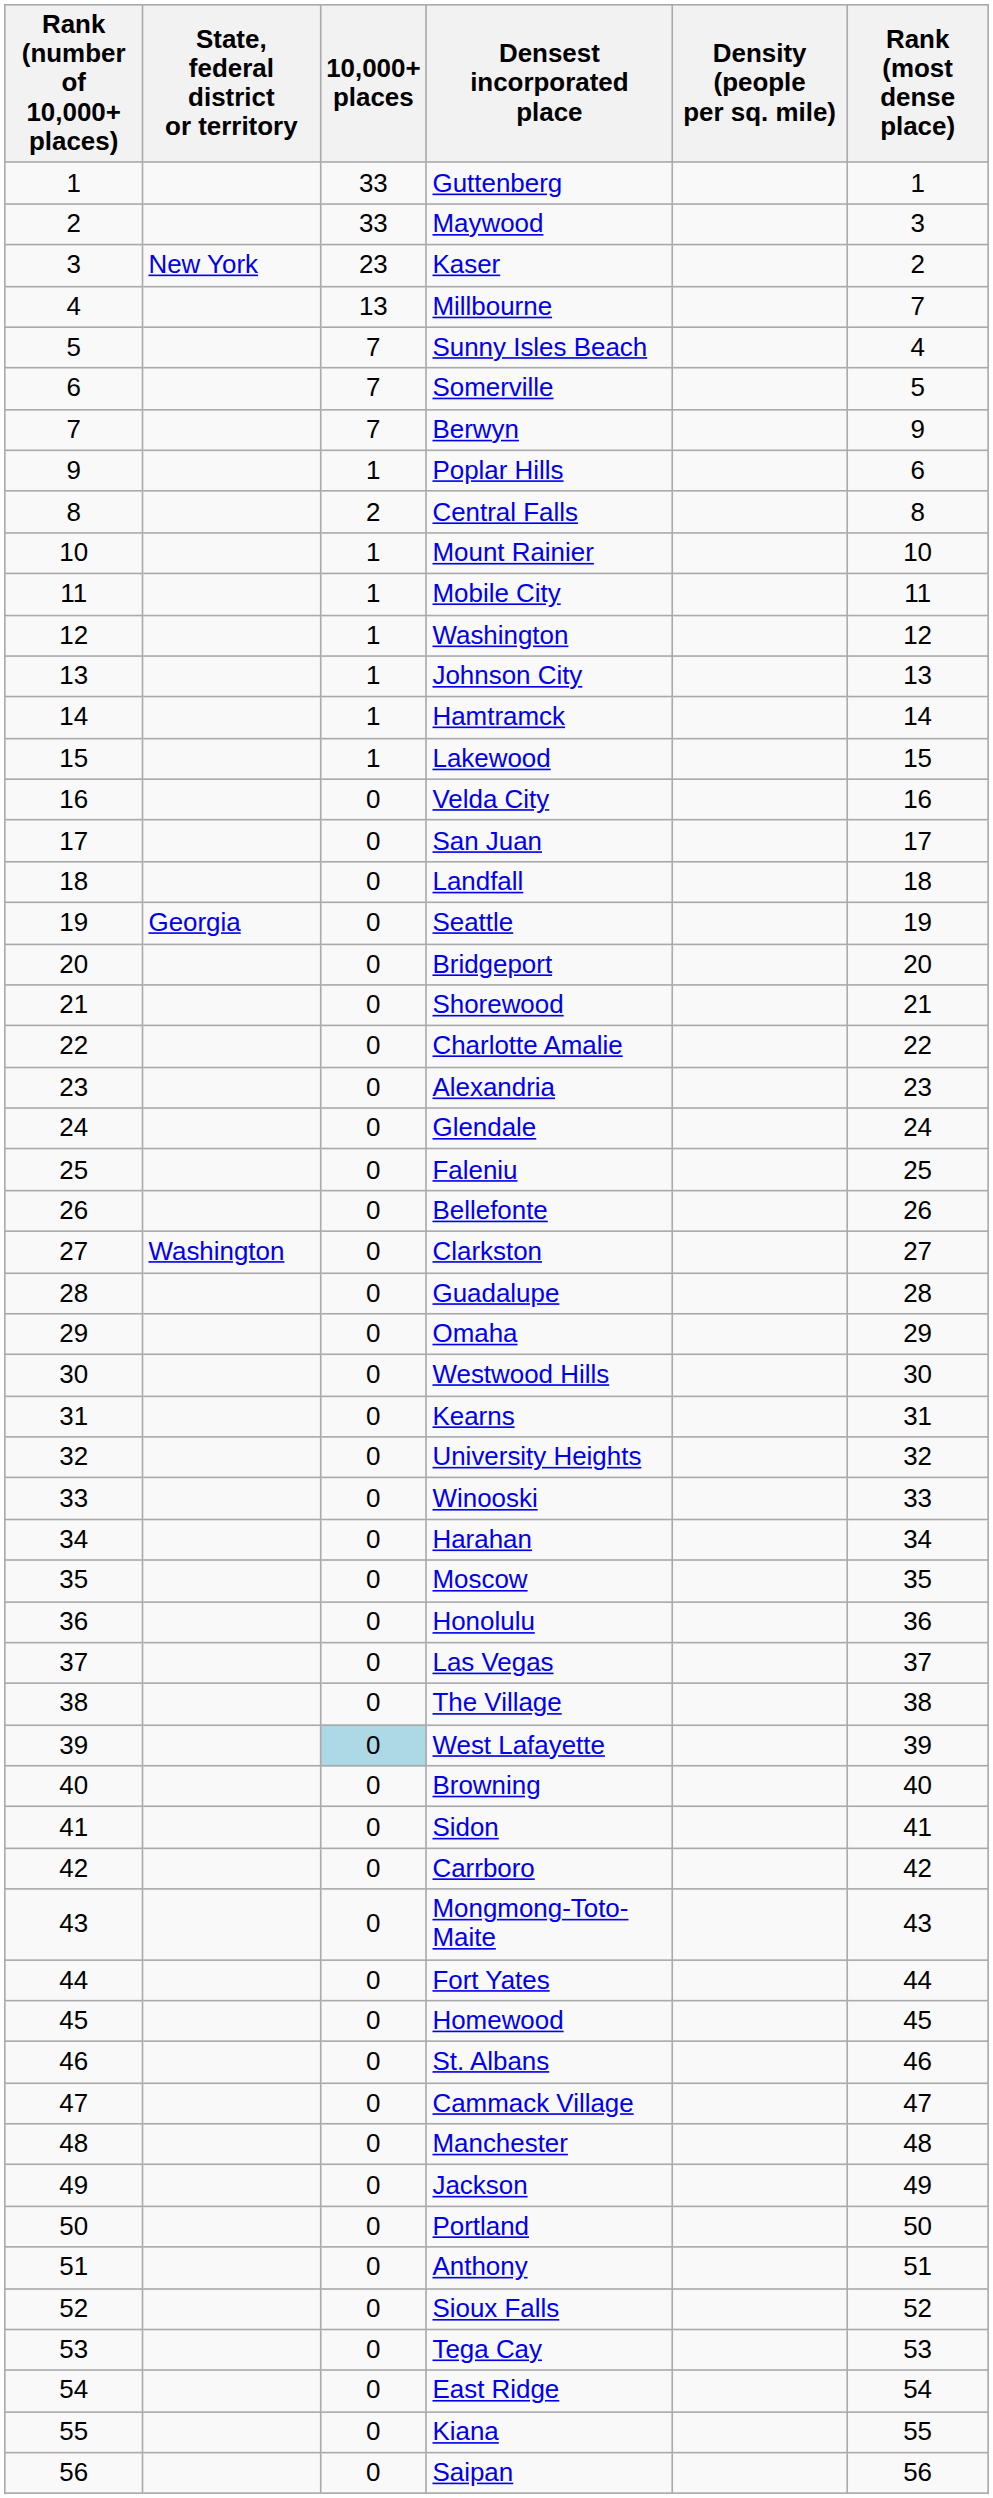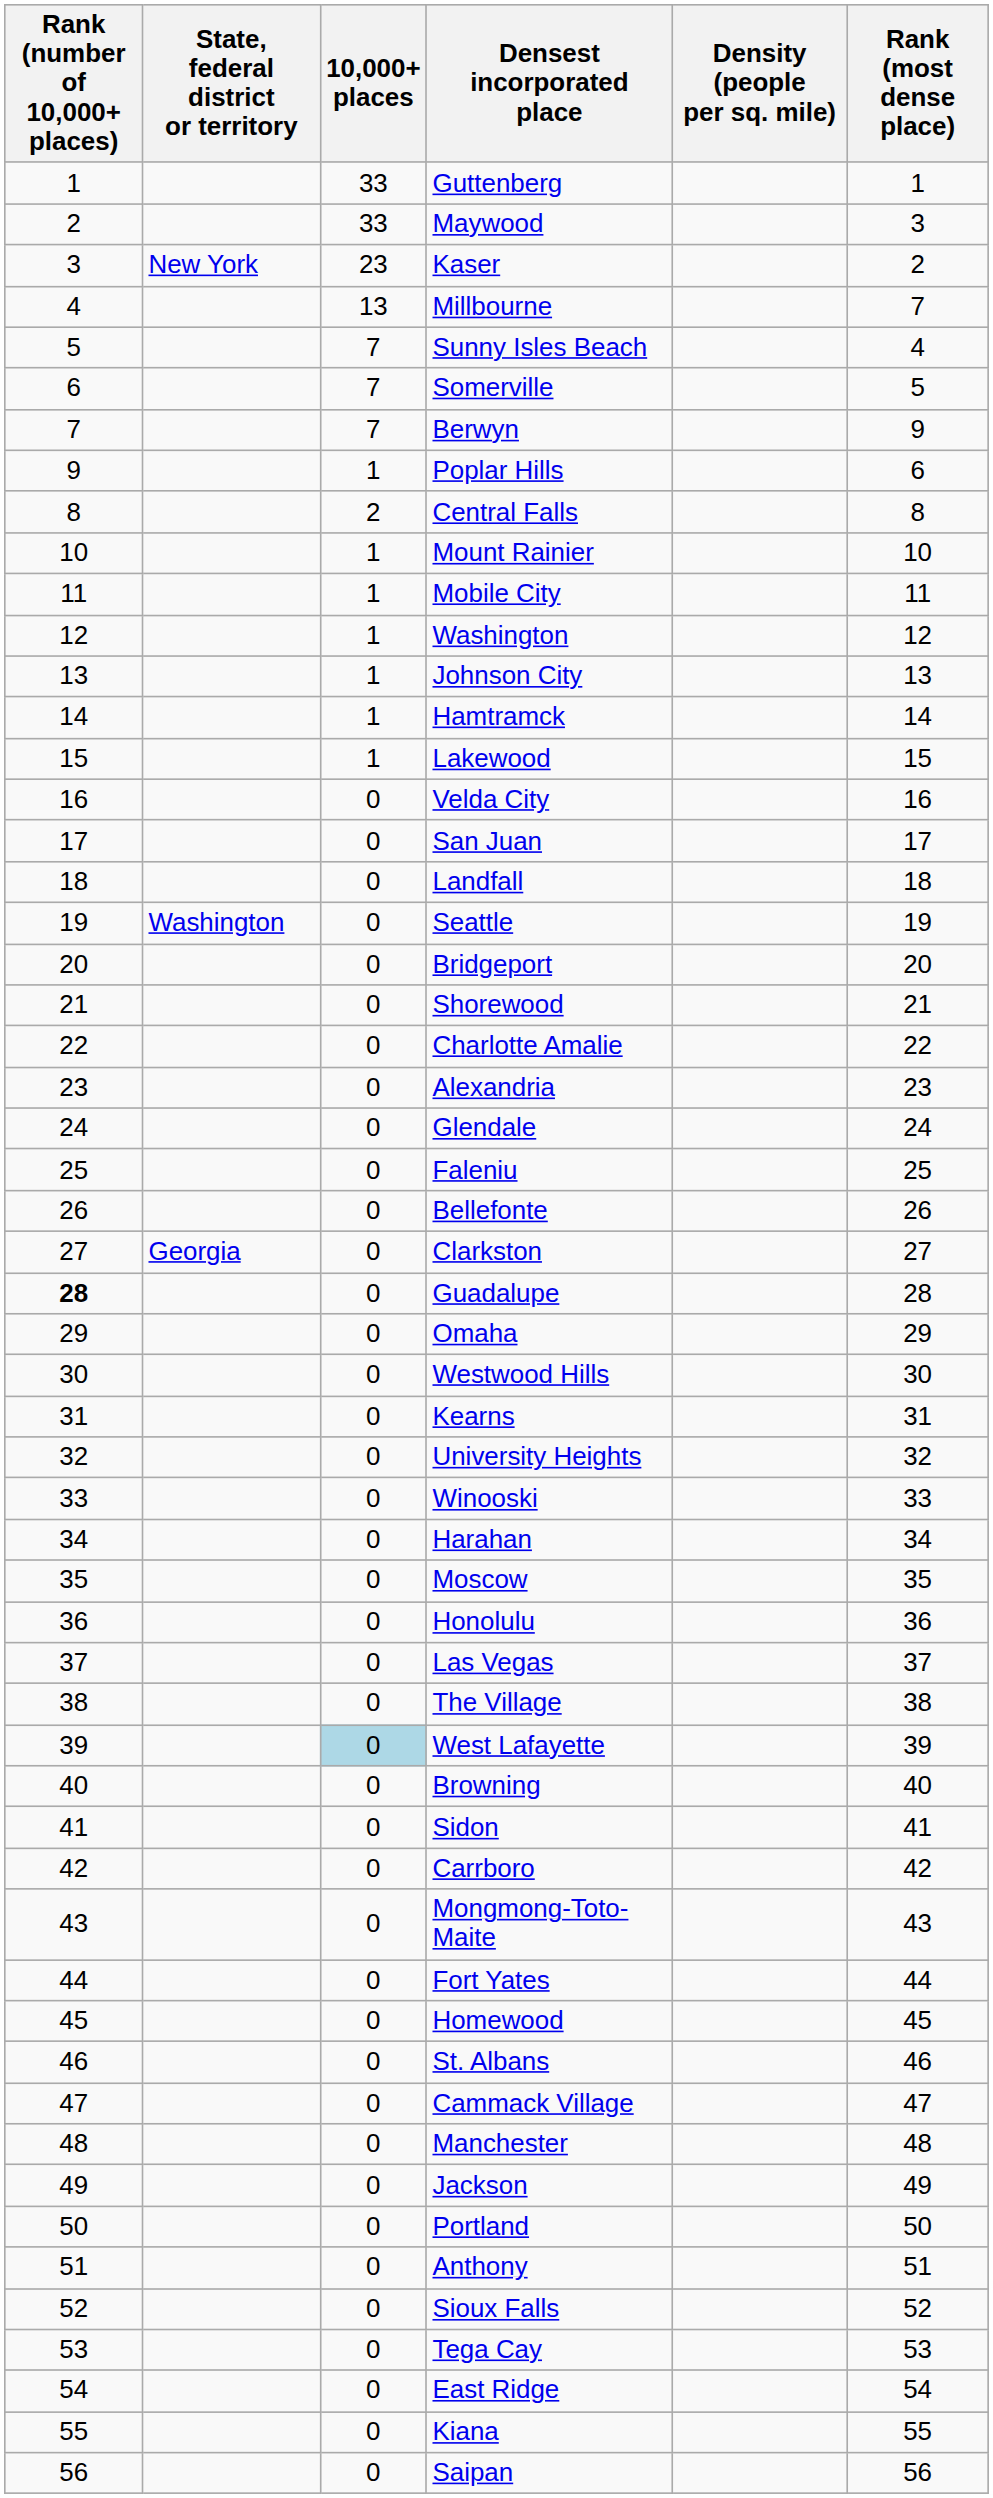(195, 922) Georgia -> (216, 922) Washington
(216, 1251) Washington -> (195, 1251) Georgia
(74, 1292) normal -> (74, 1292) bold
